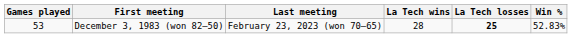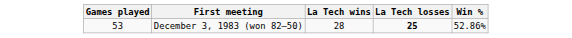- column: (305, 12)
(549, 26) 52.83% -> (470, 26) 52.86%
